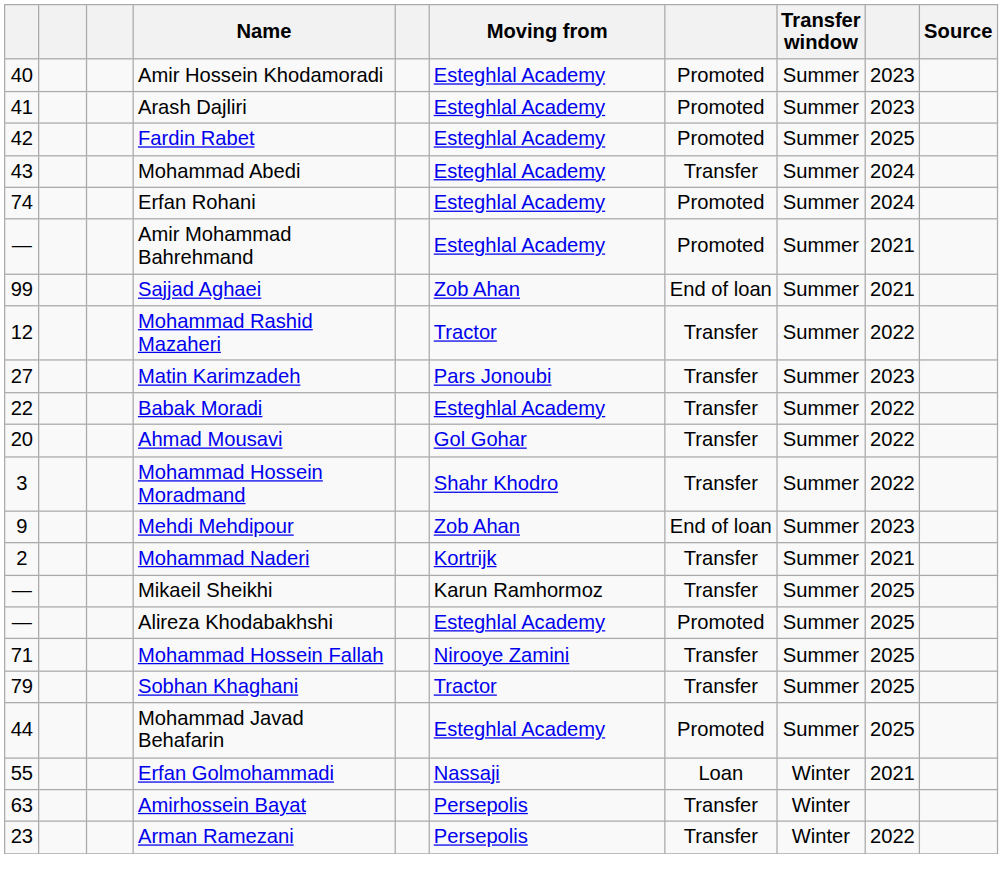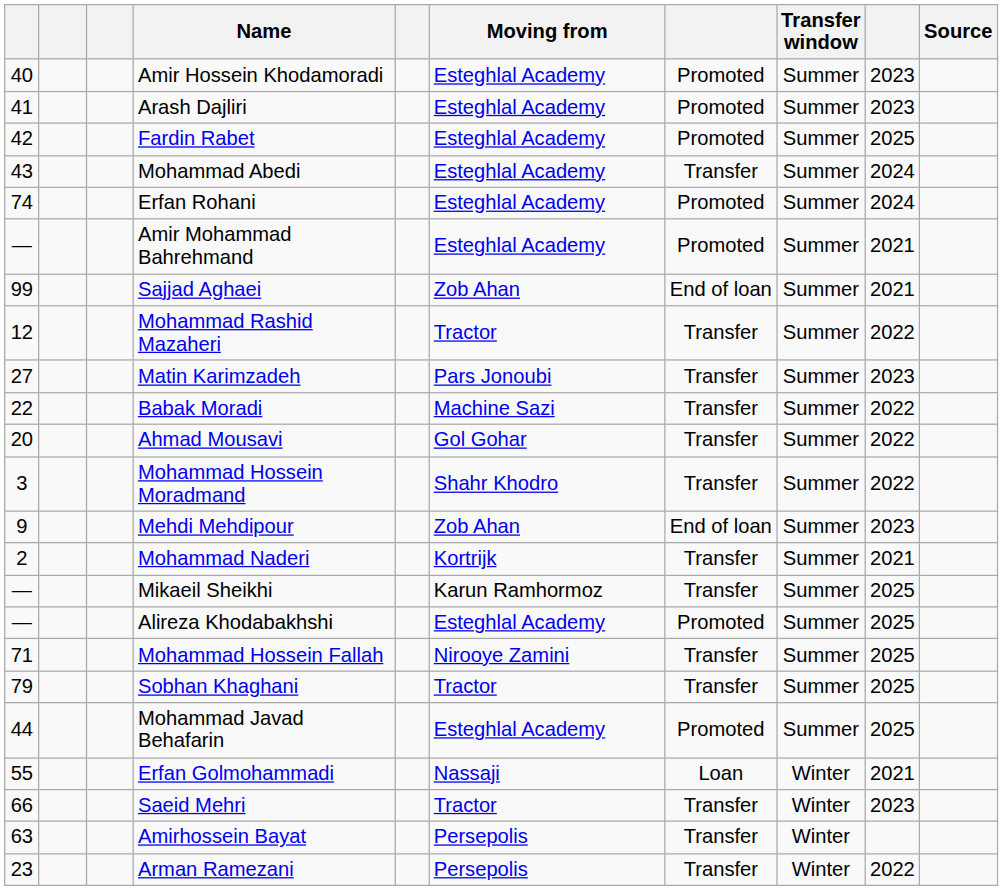(519, 408) Esteghlal Academy -> (494, 408) Machine Sazi
+ row: (192, 805)
